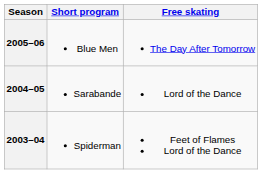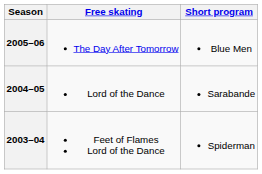columns swapped: (85, 12) <-> (190, 12)
